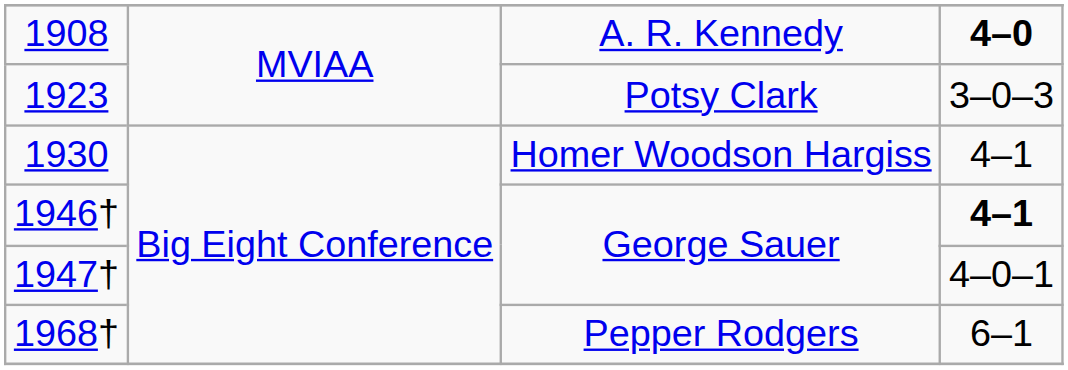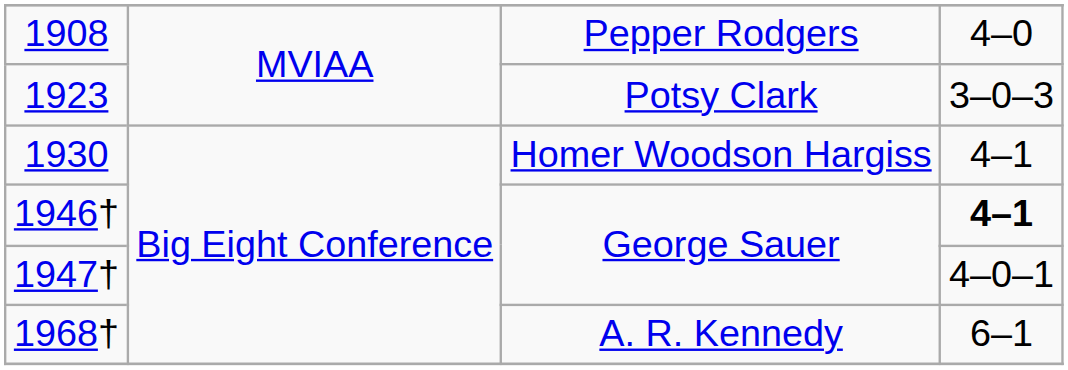(721, 34) A. R. Kennedy -> (721, 34) Pepper Rodgers
(1002, 34) bold -> (1002, 34) normal
(721, 333) Pepper Rodgers -> (721, 333) A. R. Kennedy
